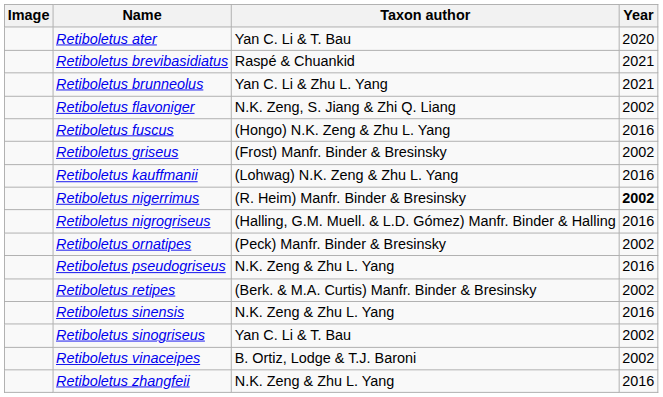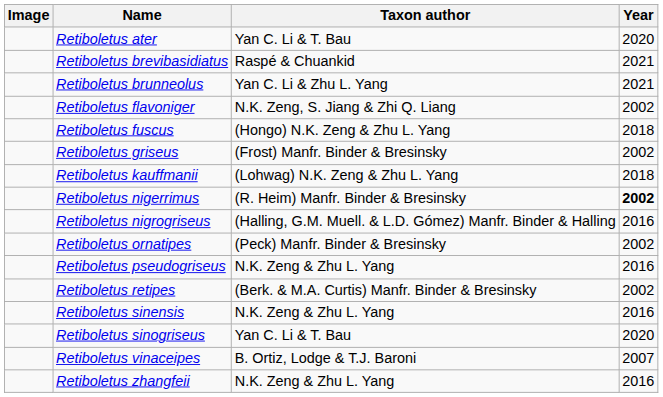(638, 130) 2016 -> (638, 130) 2018
(638, 175) 2016 -> (638, 175) 2018
(638, 335) 2002 -> (638, 335) 2020
(638, 358) 2002 -> (638, 358) 2007
